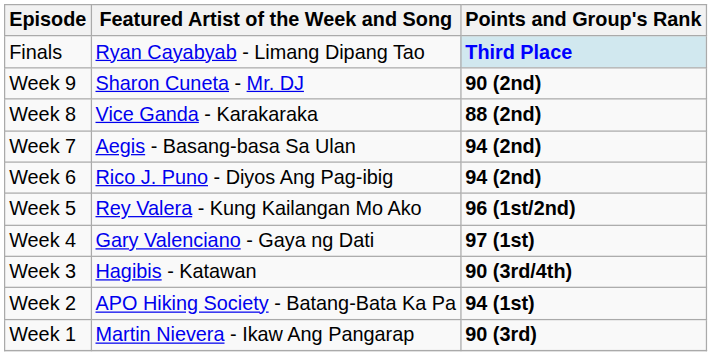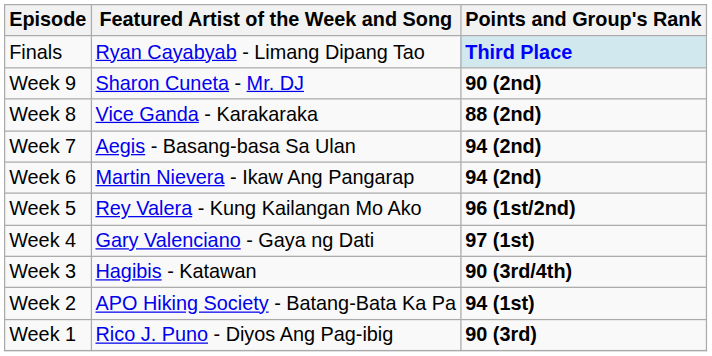(244, 177) Rico J. Puno - Diyos Ang Pag-ibig -> (255, 177) Martin Nievera - Ikaw Ang Pangarap
(255, 334) Martin Nievera - Ikaw Ang Pangarap -> (244, 334) Rico J. Puno - Diyos Ang Pag-ibig
